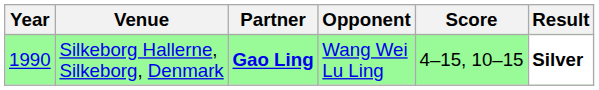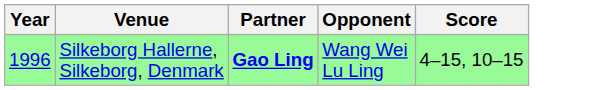- column: (561, 20)
(30, 60) 1990 -> (30, 60) 1996
